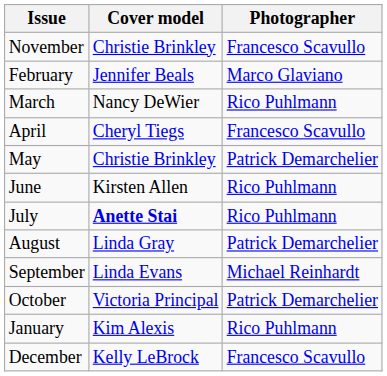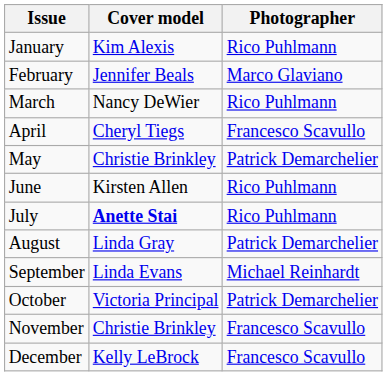rows swapped: (36, 328) <-> (46, 46)
